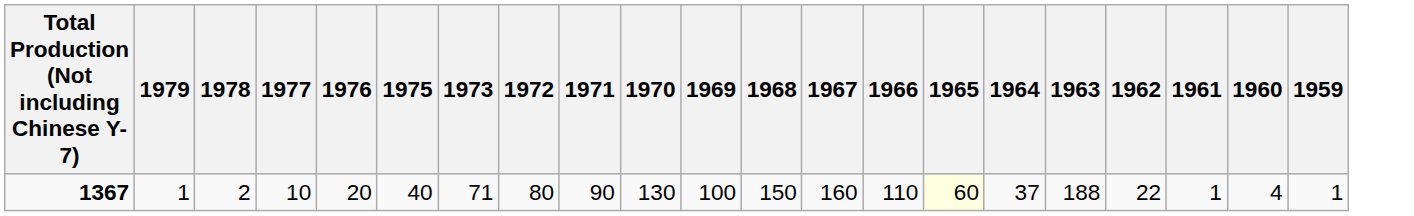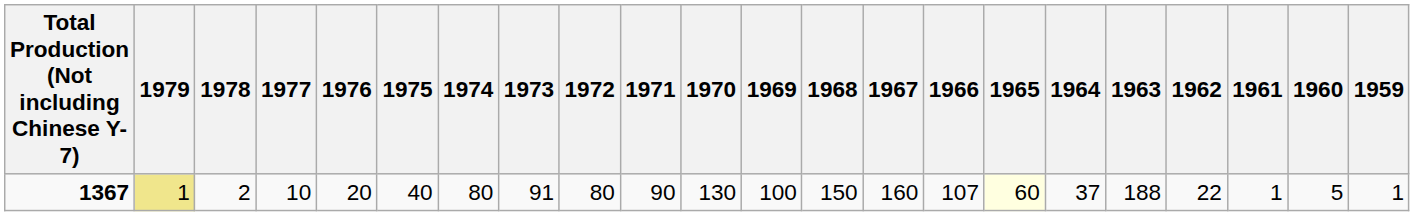+ column: (468, 89)
(184, 192) no background -> (184, 192) khaki background
(481, 192) 71 -> (541, 192) 91
(900, 192) 110 -> (960, 192) 107
(1276, 192) 4 -> (1337, 192) 5
